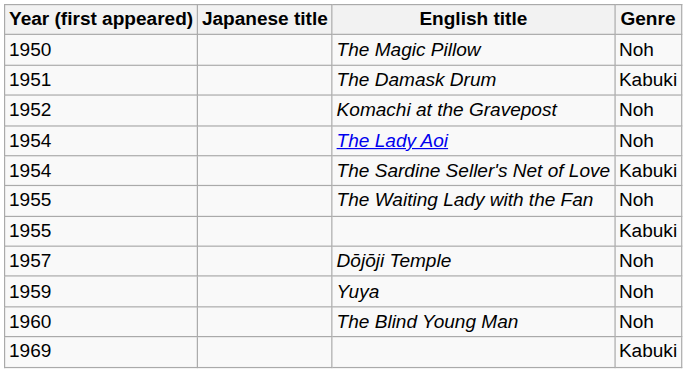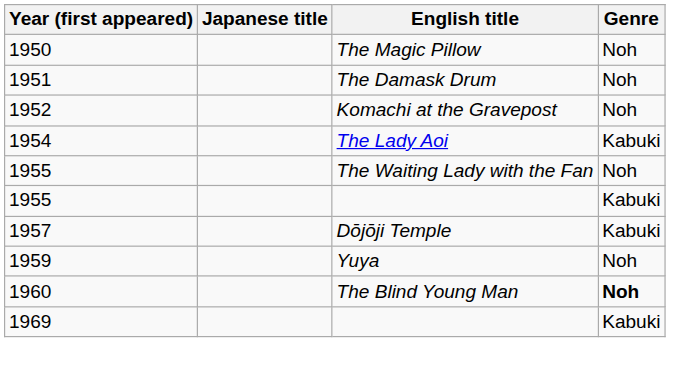(648, 79) Kabuki -> (620, 79) Noh
(636, 140) Noh -> (631, 140) Kabuki
- row: (30, 170)
(636, 261) Noh -> (631, 230) Kabuki
(636, 321) normal -> (621, 291) bold
